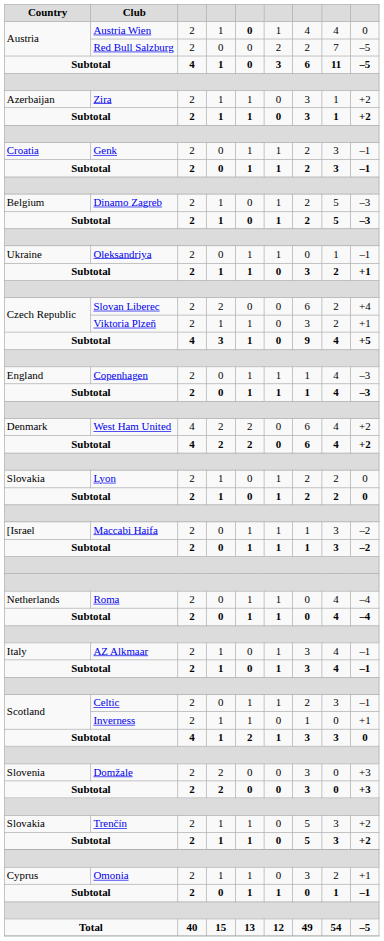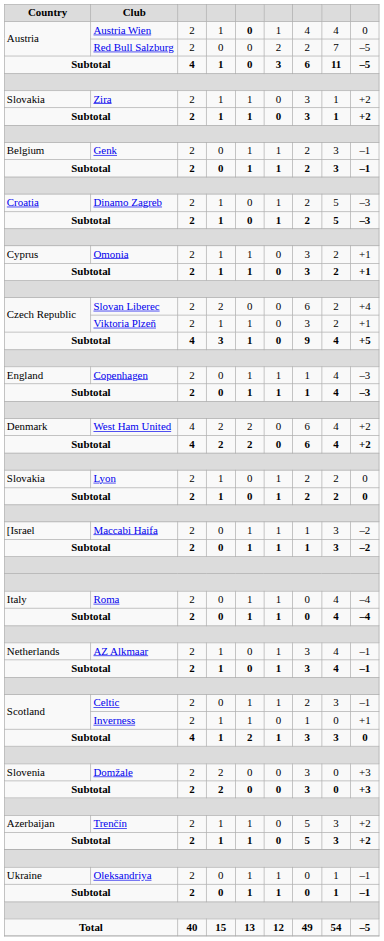(31, 99) Azerbaijan -> (26, 99) Slovakia
(23, 151) Croatia -> (26, 151) Belgium
(26, 202) Belgium -> (23, 202) Croatia
rows swapped: (111, 875) <-> (122, 254)
(33, 599) Netherlands -> (17, 599) Italy
(17, 651) Italy -> (33, 651) Netherlands
(26, 824) Slovakia -> (31, 824) Azerbaijan
